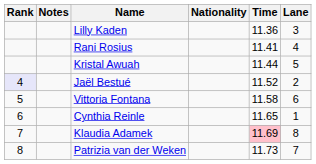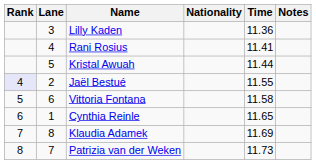columns swapped: (296, 13) <-> (54, 13)
(265, 82) 11.52 -> (260, 82) 11.55
(265, 133) pink background -> (260, 133) no background
